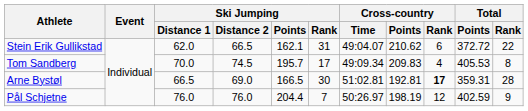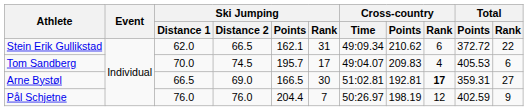(363, 47) 49:04.07 -> (363, 47) 49:09.34
(363, 64) 49:09.34 -> (363, 64) 49:04.07
(508, 64) 8 -> (508, 64) 6
(508, 81) 28 -> (508, 81) 27
